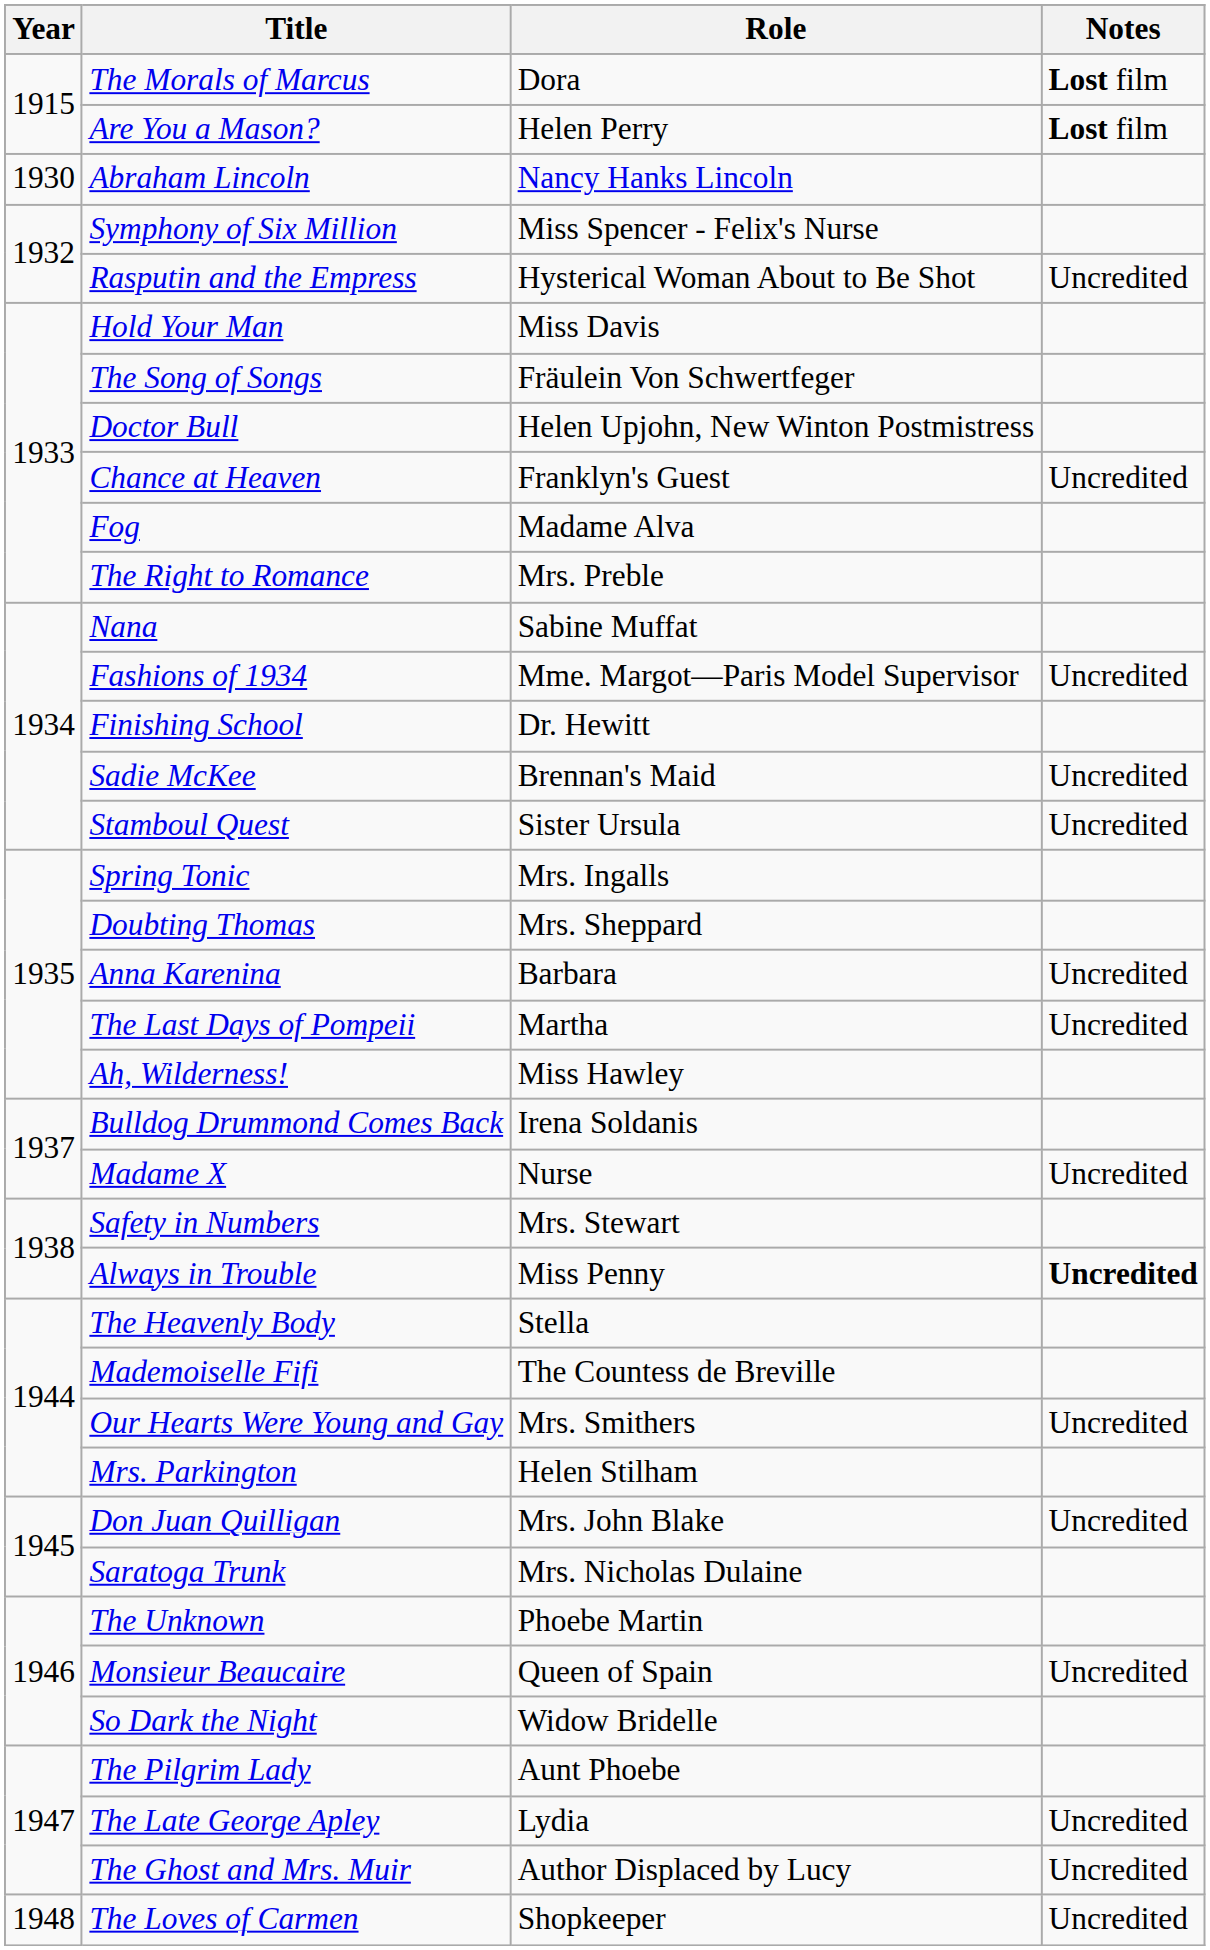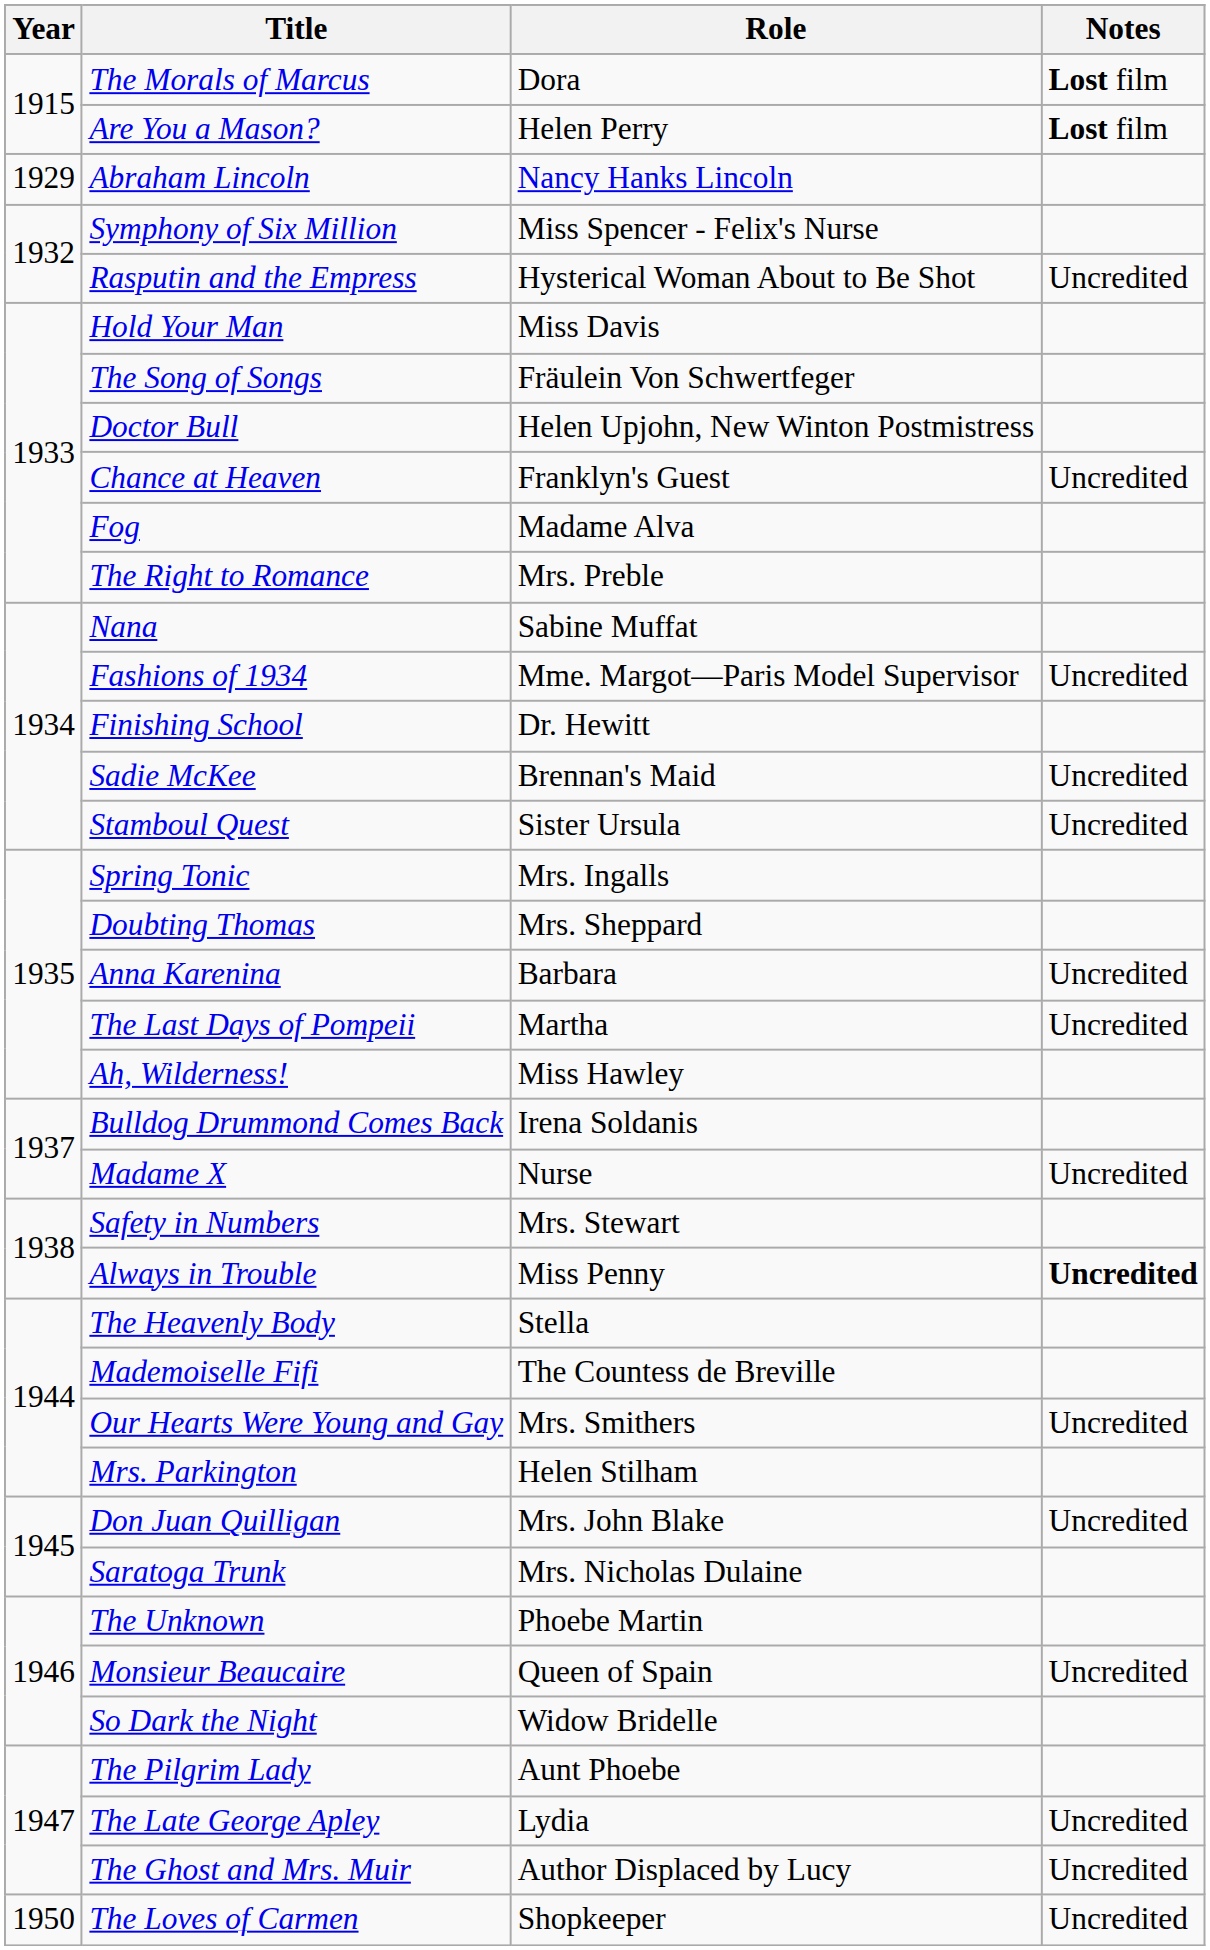(44, 178) 1930 -> (44, 178) 1929
(44, 1919) 1948 -> (44, 1919) 1950
